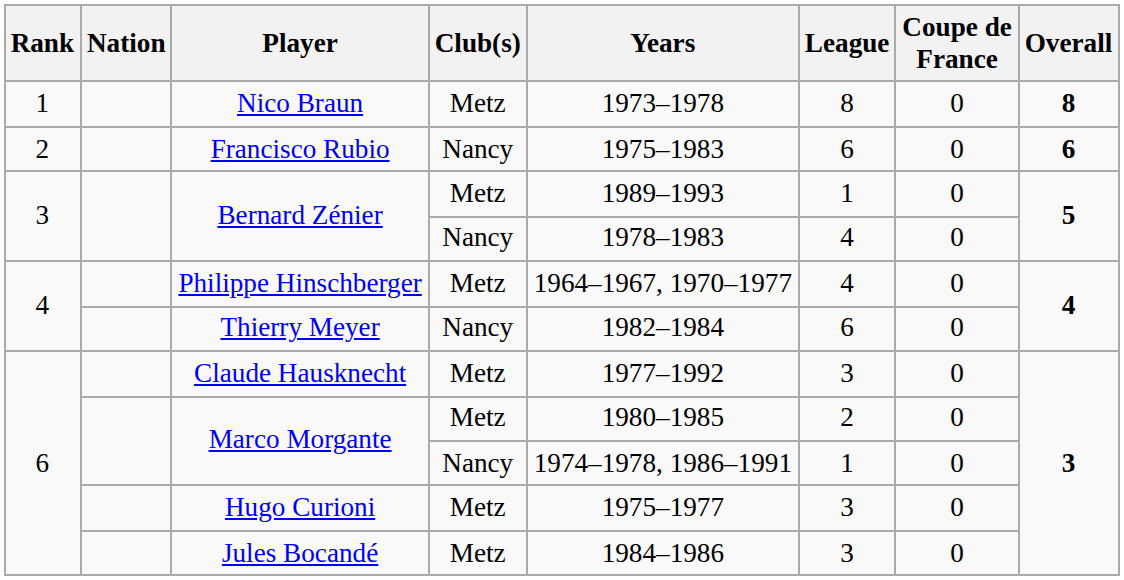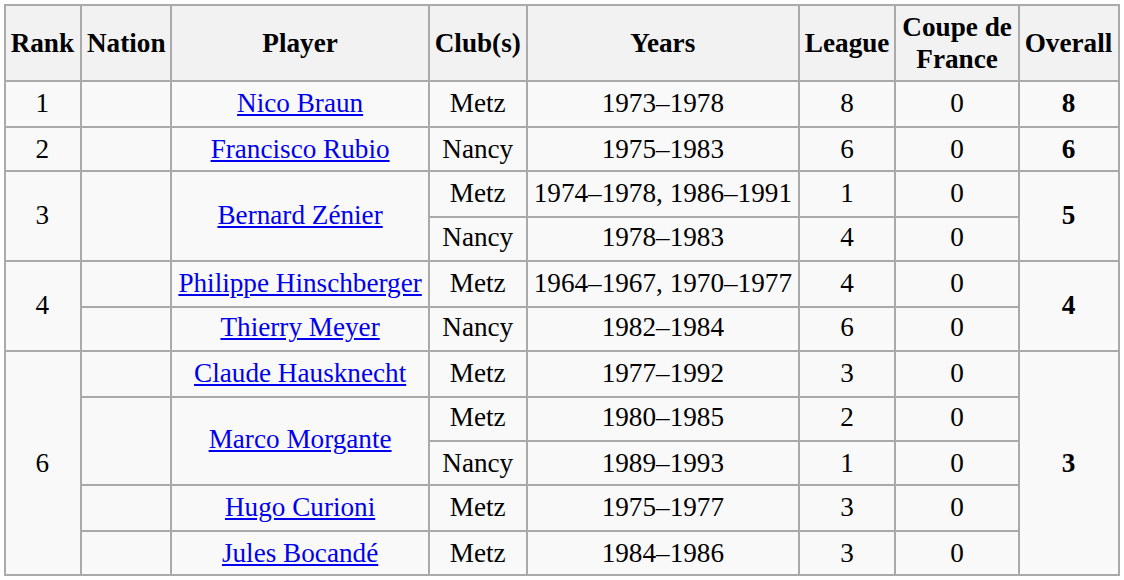(663, 193) 1989–1993 -> (663, 193) 1974–1978, 1986–1991
(663, 462) 1974–1978, 1986–1991 -> (663, 462) 1989–1993
